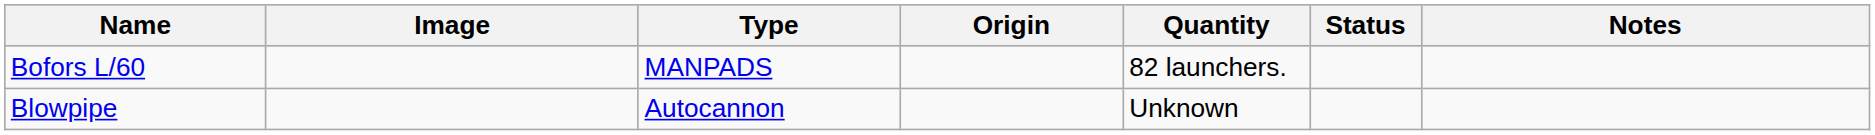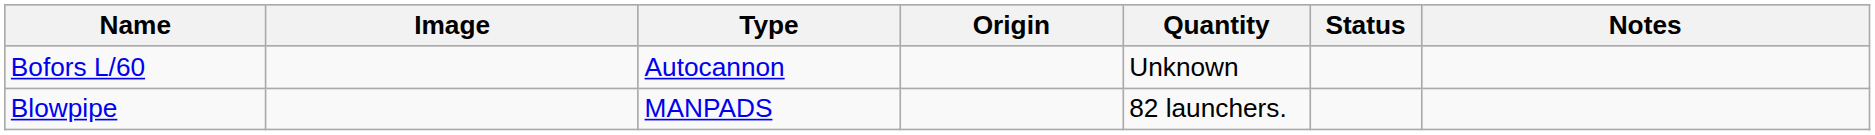(709, 66) MANPADS -> (715, 66) Autocannon
(1208, 66) 82 launchers. -> (1184, 66) Unknown
(715, 108) Autocannon -> (709, 108) MANPADS
(1184, 108) Unknown -> (1208, 108) 82 launchers.
